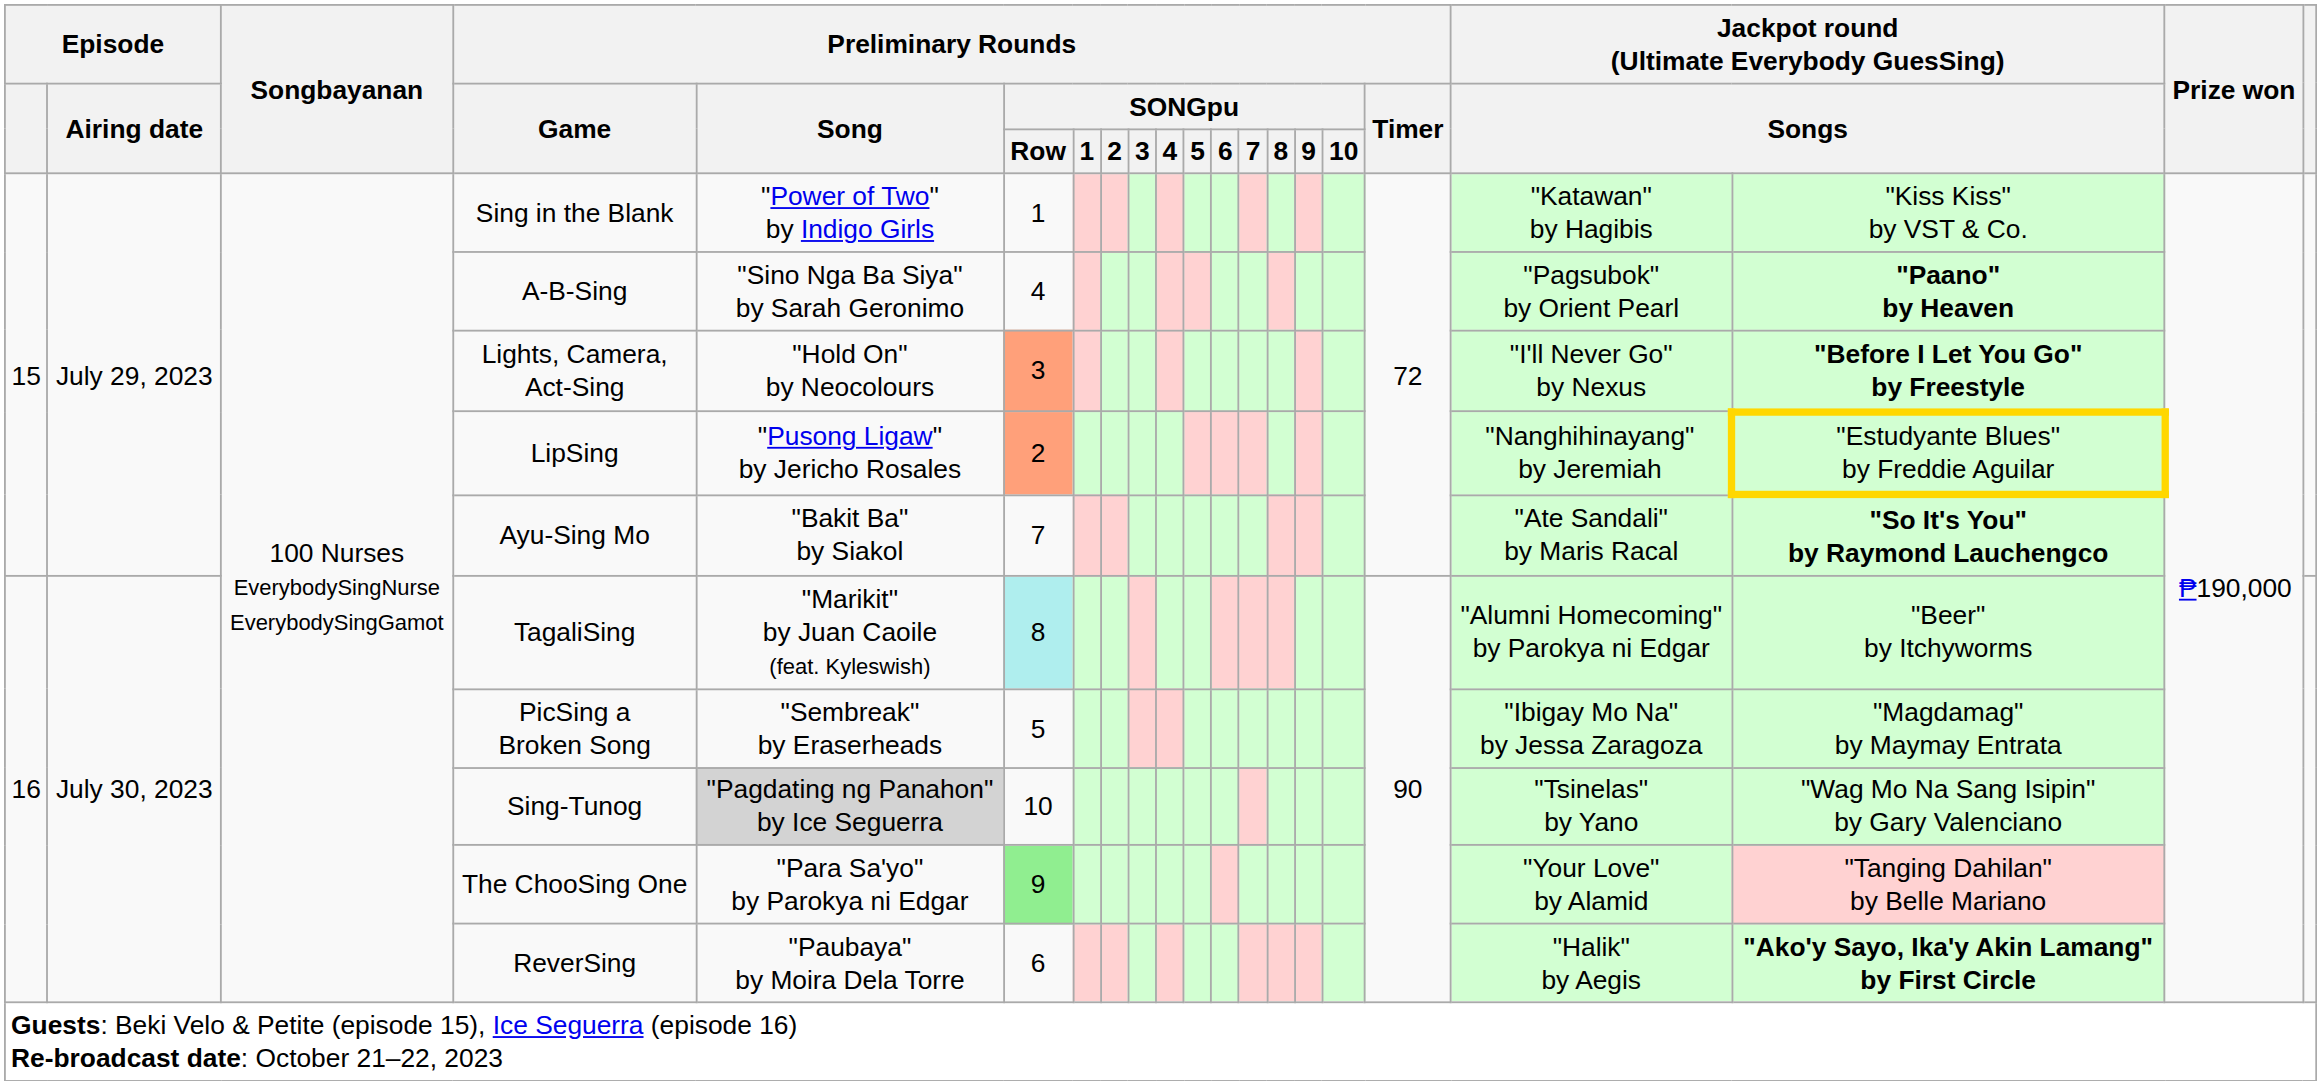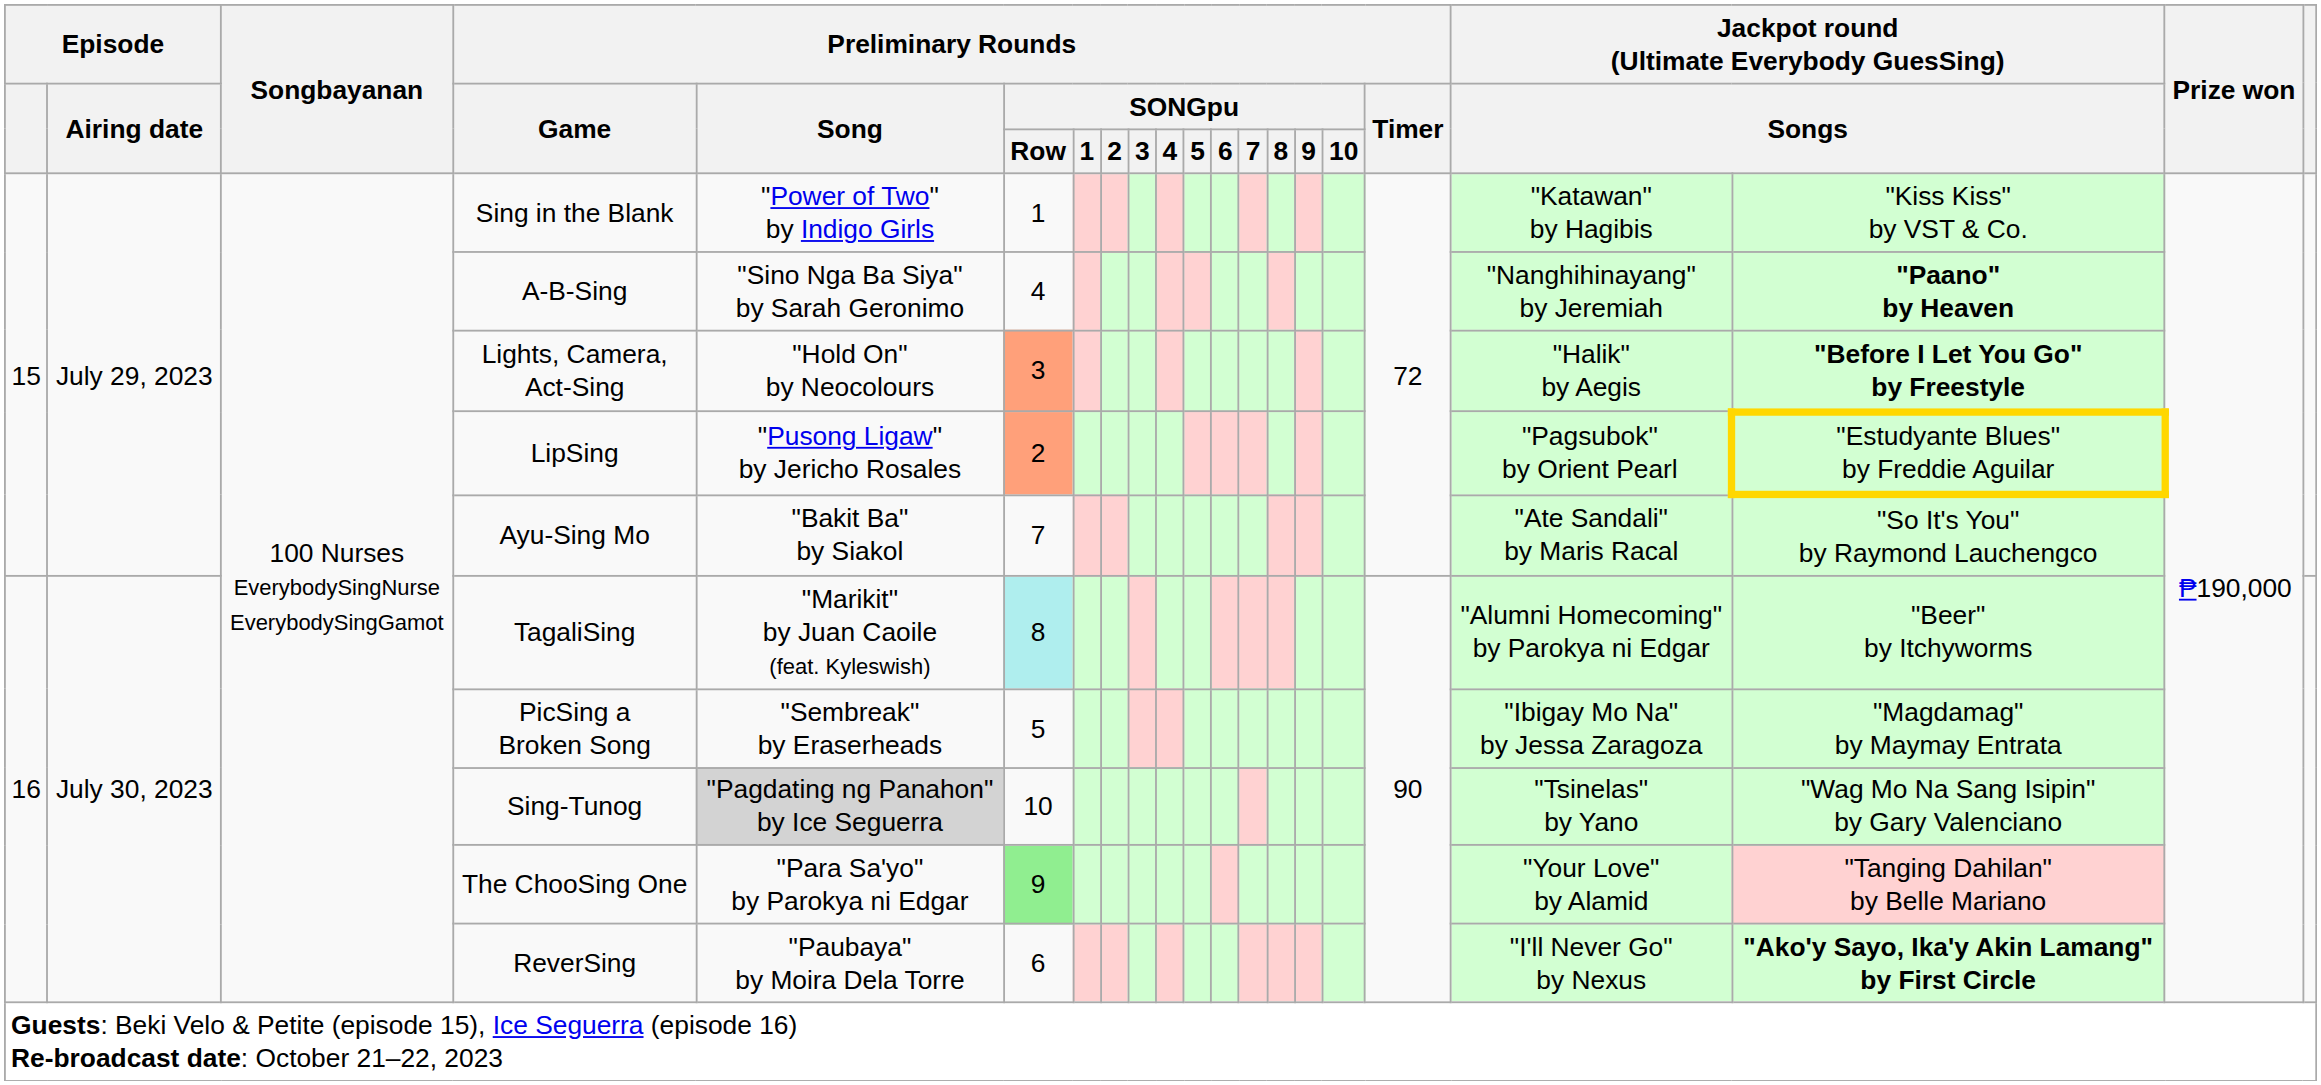(1591, 291) "Pagsubok" by Orient Pearl -> (1591, 291) "Nanghihinayang" by Jeremiah
(1591, 371) "I'll Never Go" by Nexus -> (1591, 371) "Halik" by Aegis
(1590, 453) "Nanghihinayang" by Jeremiah -> (1590, 453) "Pagsubok" by Orient Pearl
(1948, 537) bold -> (1948, 537) normal
(1591, 963) "Halik" by Aegis -> (1591, 963) "I'll Never Go" by Nexus
